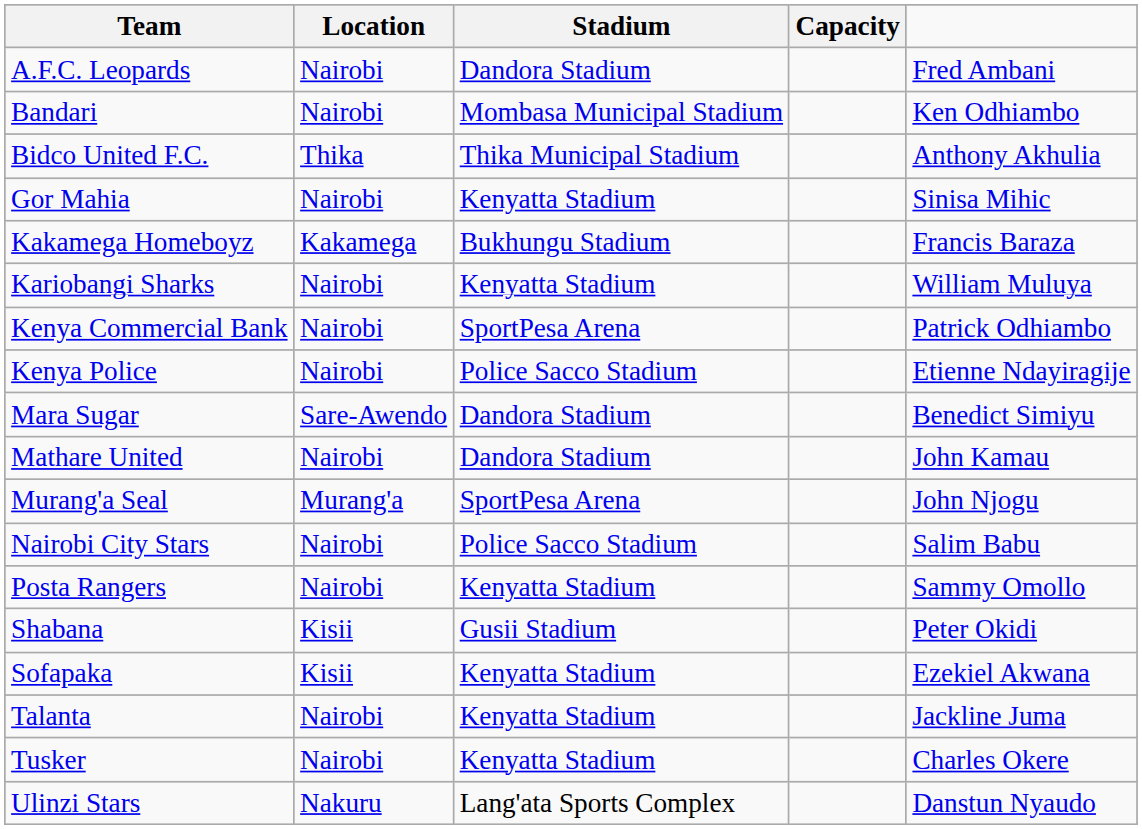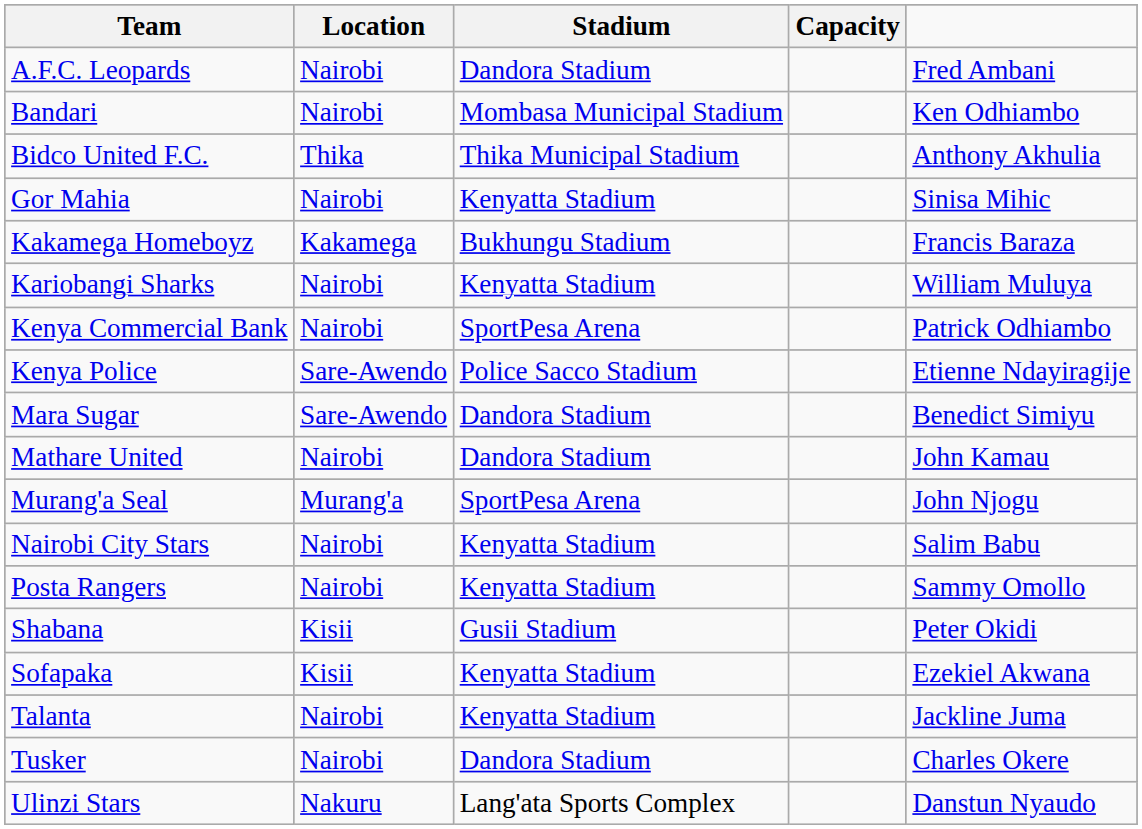(342, 371) Nairobi -> (374, 371) Sare-Awendo
(578, 543) Police Sacco Stadium -> (558, 543) Kenyatta Stadium
(558, 759) Kenyatta Stadium -> (555, 759) Dandora Stadium
